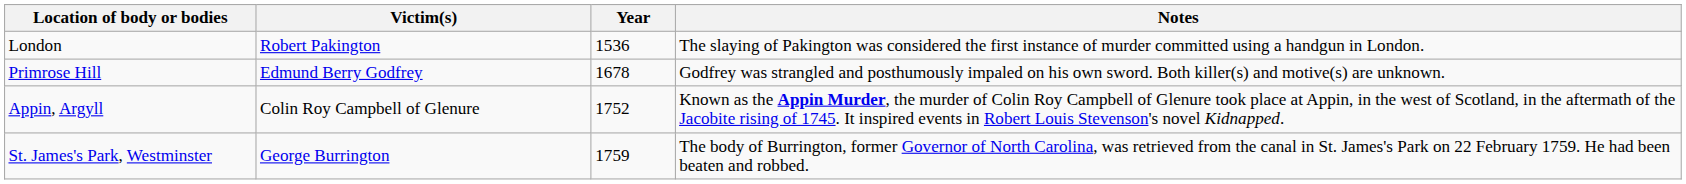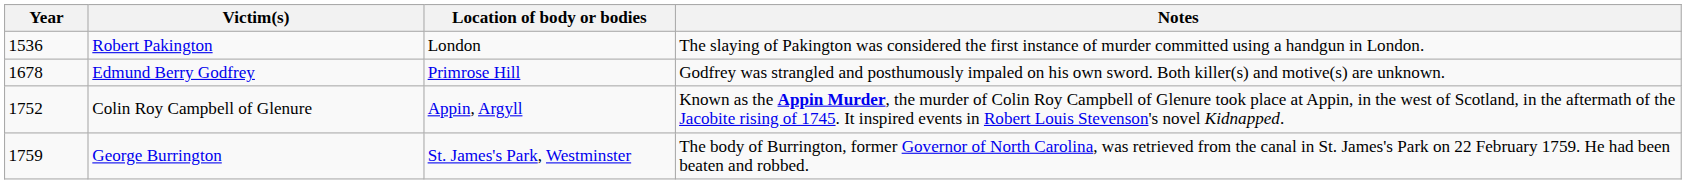columns swapped: (633, 18) <-> (130, 18)
